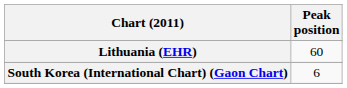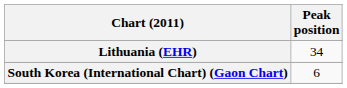(317, 51) 60 -> (317, 51) 34
